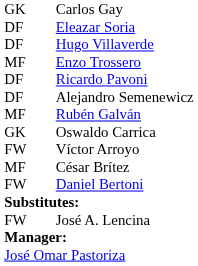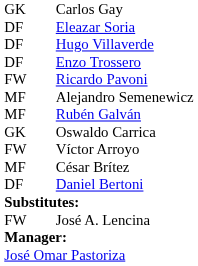(15, 62) MF -> (14, 62) DF
(14, 79) DF -> (15, 79) FW
(14, 97) DF -> (15, 97) MF
(15, 184) FW -> (14, 184) DF
